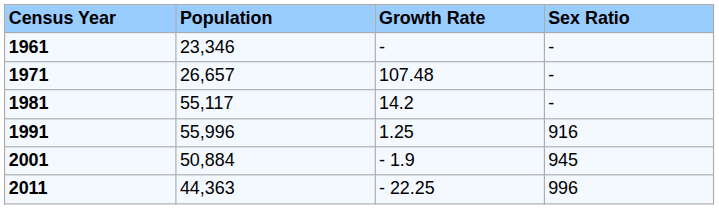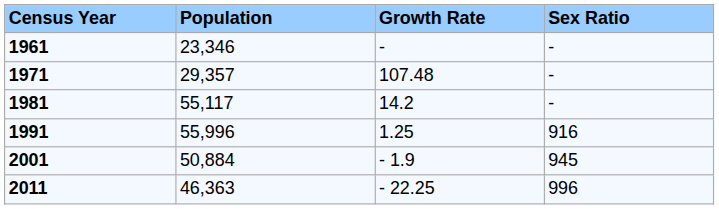(207, 75) 26,657 -> (207, 75) 29,357
(207, 189) 44,363 -> (207, 189) 46,363
